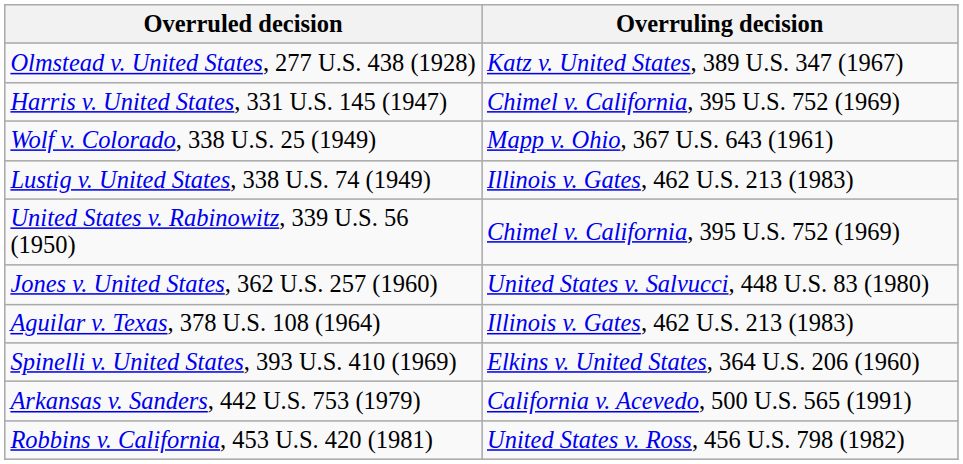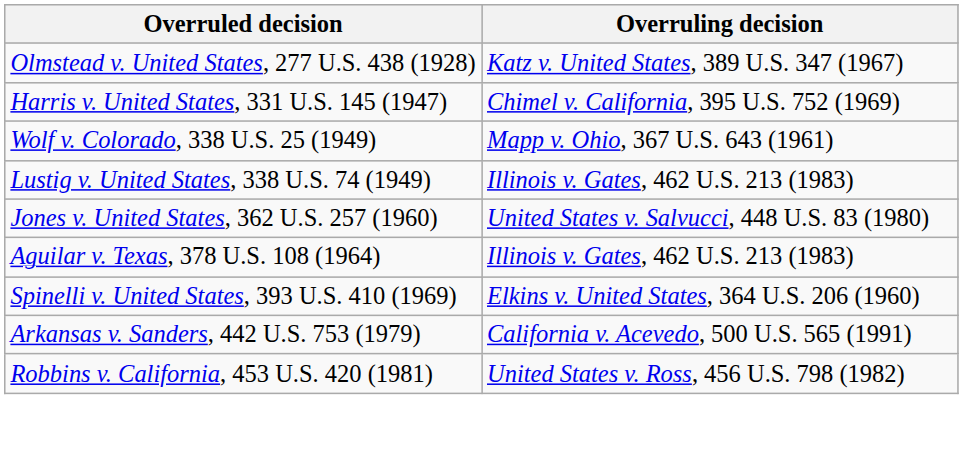- row: (209, 231)
